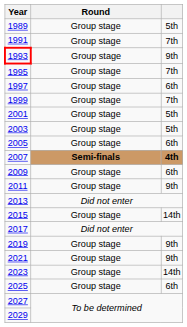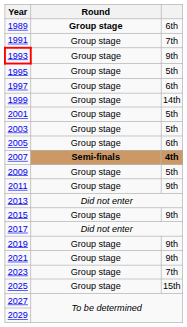(96, 26) normal -> (96, 26) bold
(172, 26) 5th -> (172, 26) 6th
(172, 71) 7th -> (172, 71) 5th
(172, 100) 7th -> (172, 100) 14th
(172, 172) 6th -> (172, 172) 5th
(172, 215) 14th -> (172, 215) 9th
(172, 272) 14th -> (172, 272) 7th
(172, 287) 6th -> (172, 287) 15th
